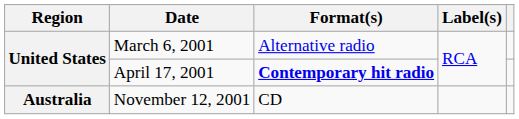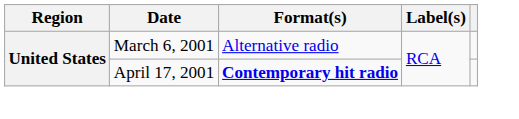- row: (182, 99)
